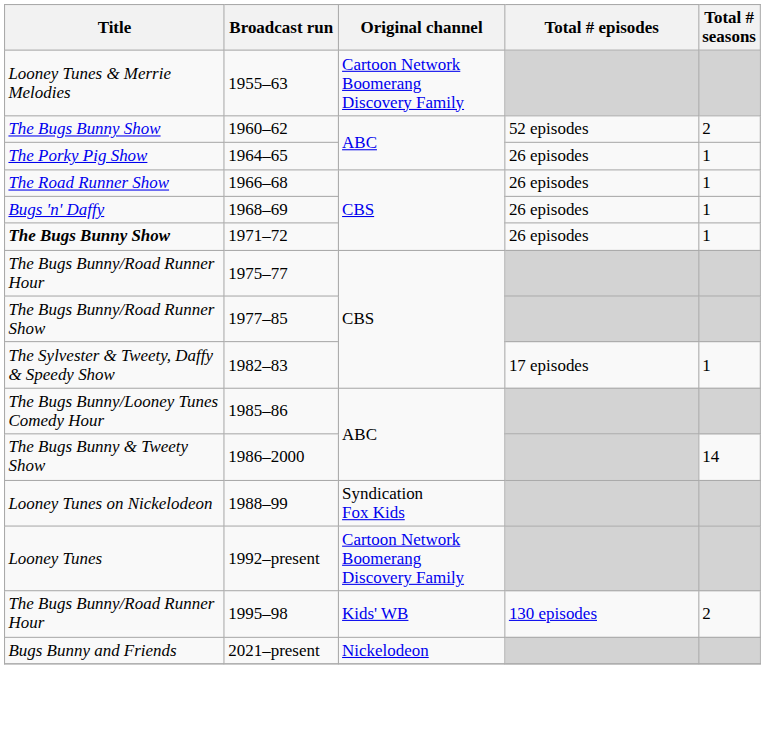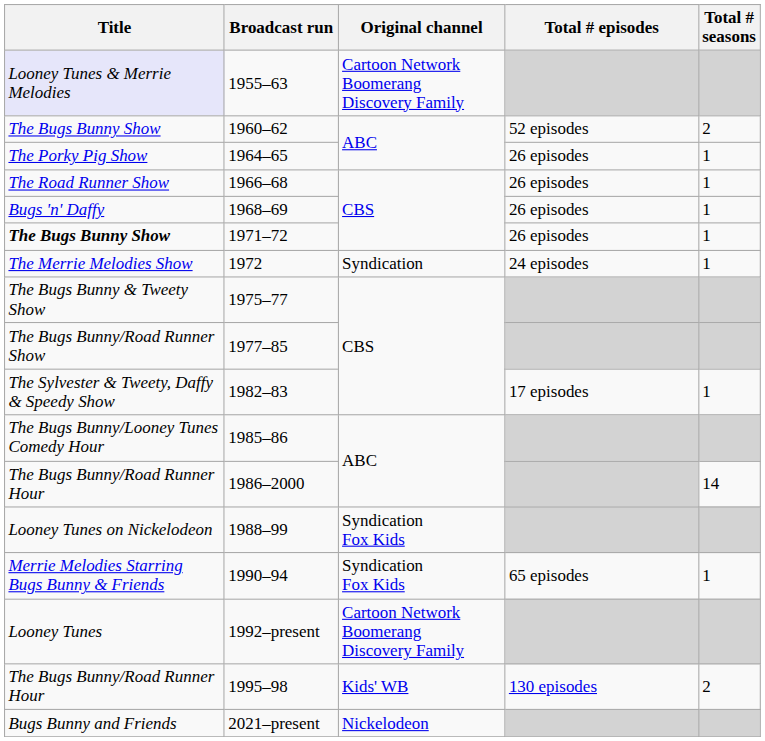(90, 83) no background -> (90, 83) lavender background
+ row: (245, 263)
(111, 273) The Bugs Bunny/Road Runner Hour -> (98, 299) The Bugs Bunny & Tweety Show
(98, 456) The Bugs Bunny & Tweety Show -> (111, 483) The Bugs Bunny/Road Runner Hour
+ row: (258, 575)
